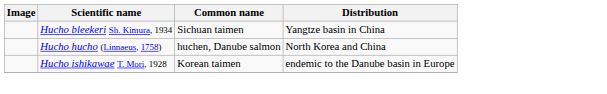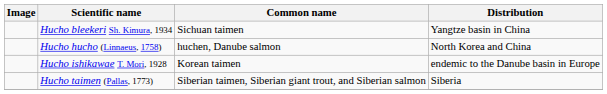+ row: (97, 81)
